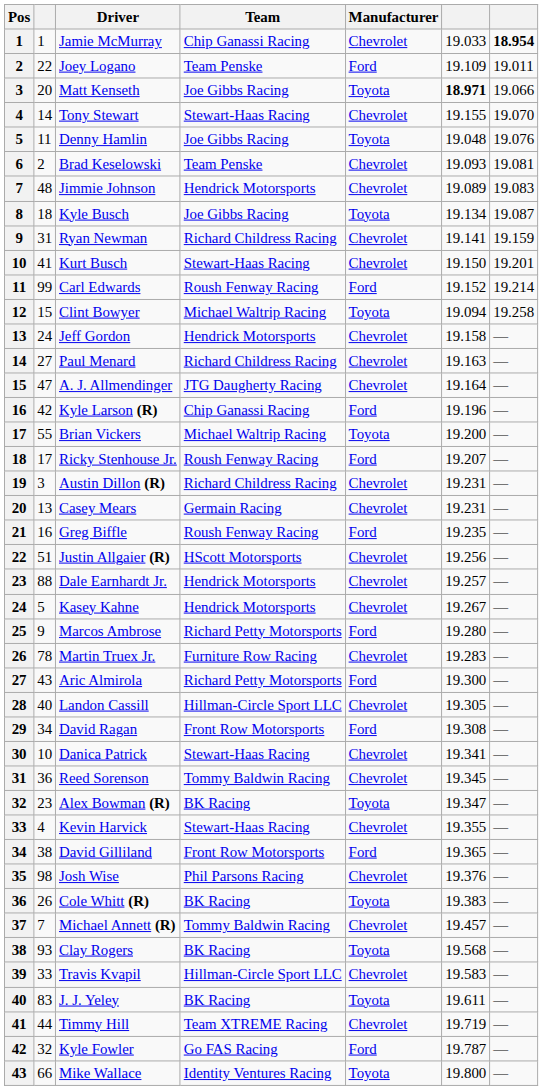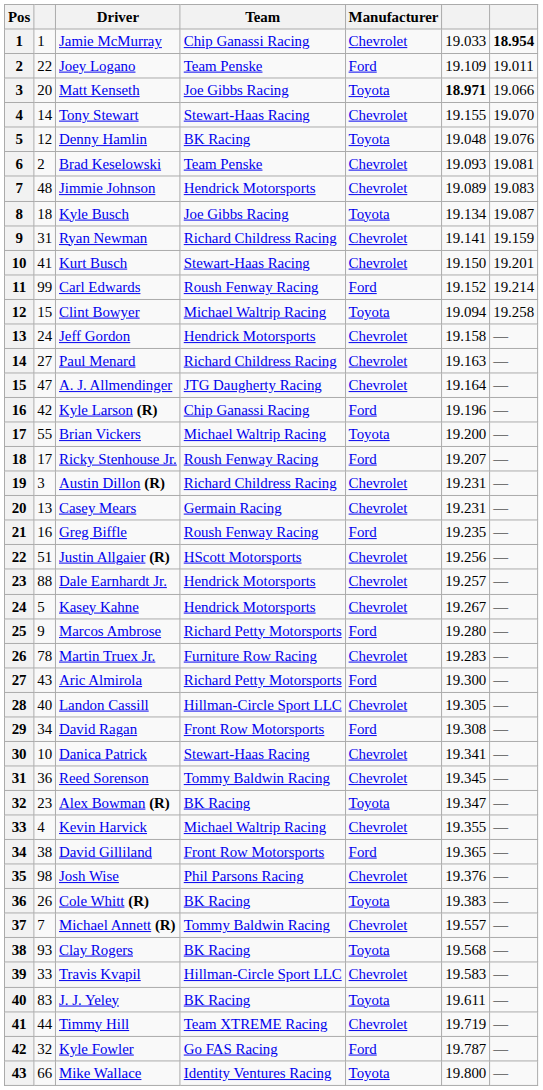(44, 139) 11 -> (45, 139) 12
(236, 139) Joe Gibbs Racing -> (217, 139) BK Racing
(247, 827) Stewart-Haas Racing -> (255, 827) Michael Waltrip Racing
(466, 925) 19.457 -> (466, 925) 19.557
